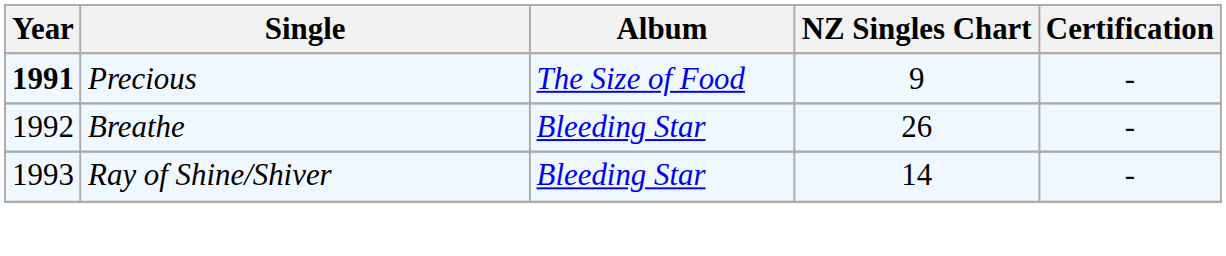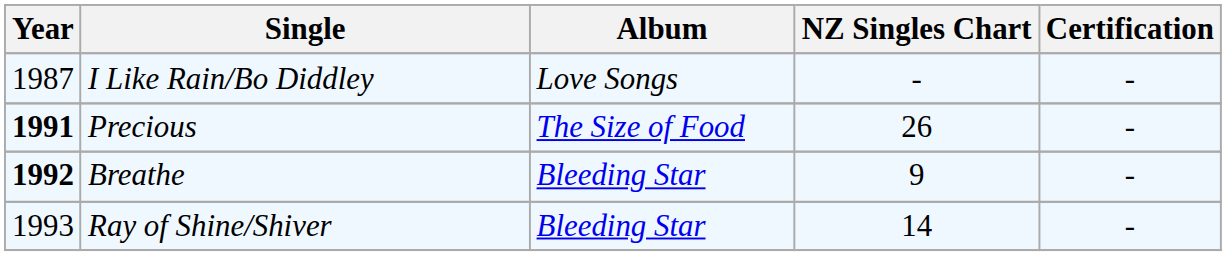+ row: (231, 77)
(917, 77) 9 -> (917, 126) 26
(43, 126) normal -> (43, 175) bold
(917, 126) 26 -> (917, 175) 9
